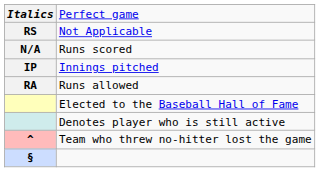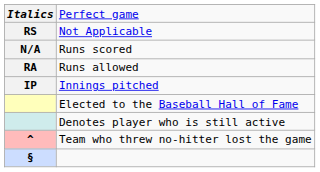rows swapped: (99, 85) <-> (109, 67)
